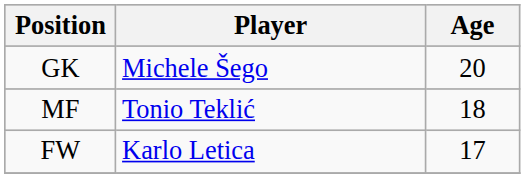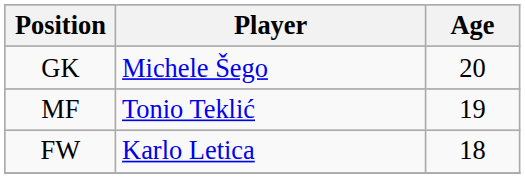(472, 109) 18 -> (472, 109) 19
(472, 151) 17 -> (472, 151) 18
